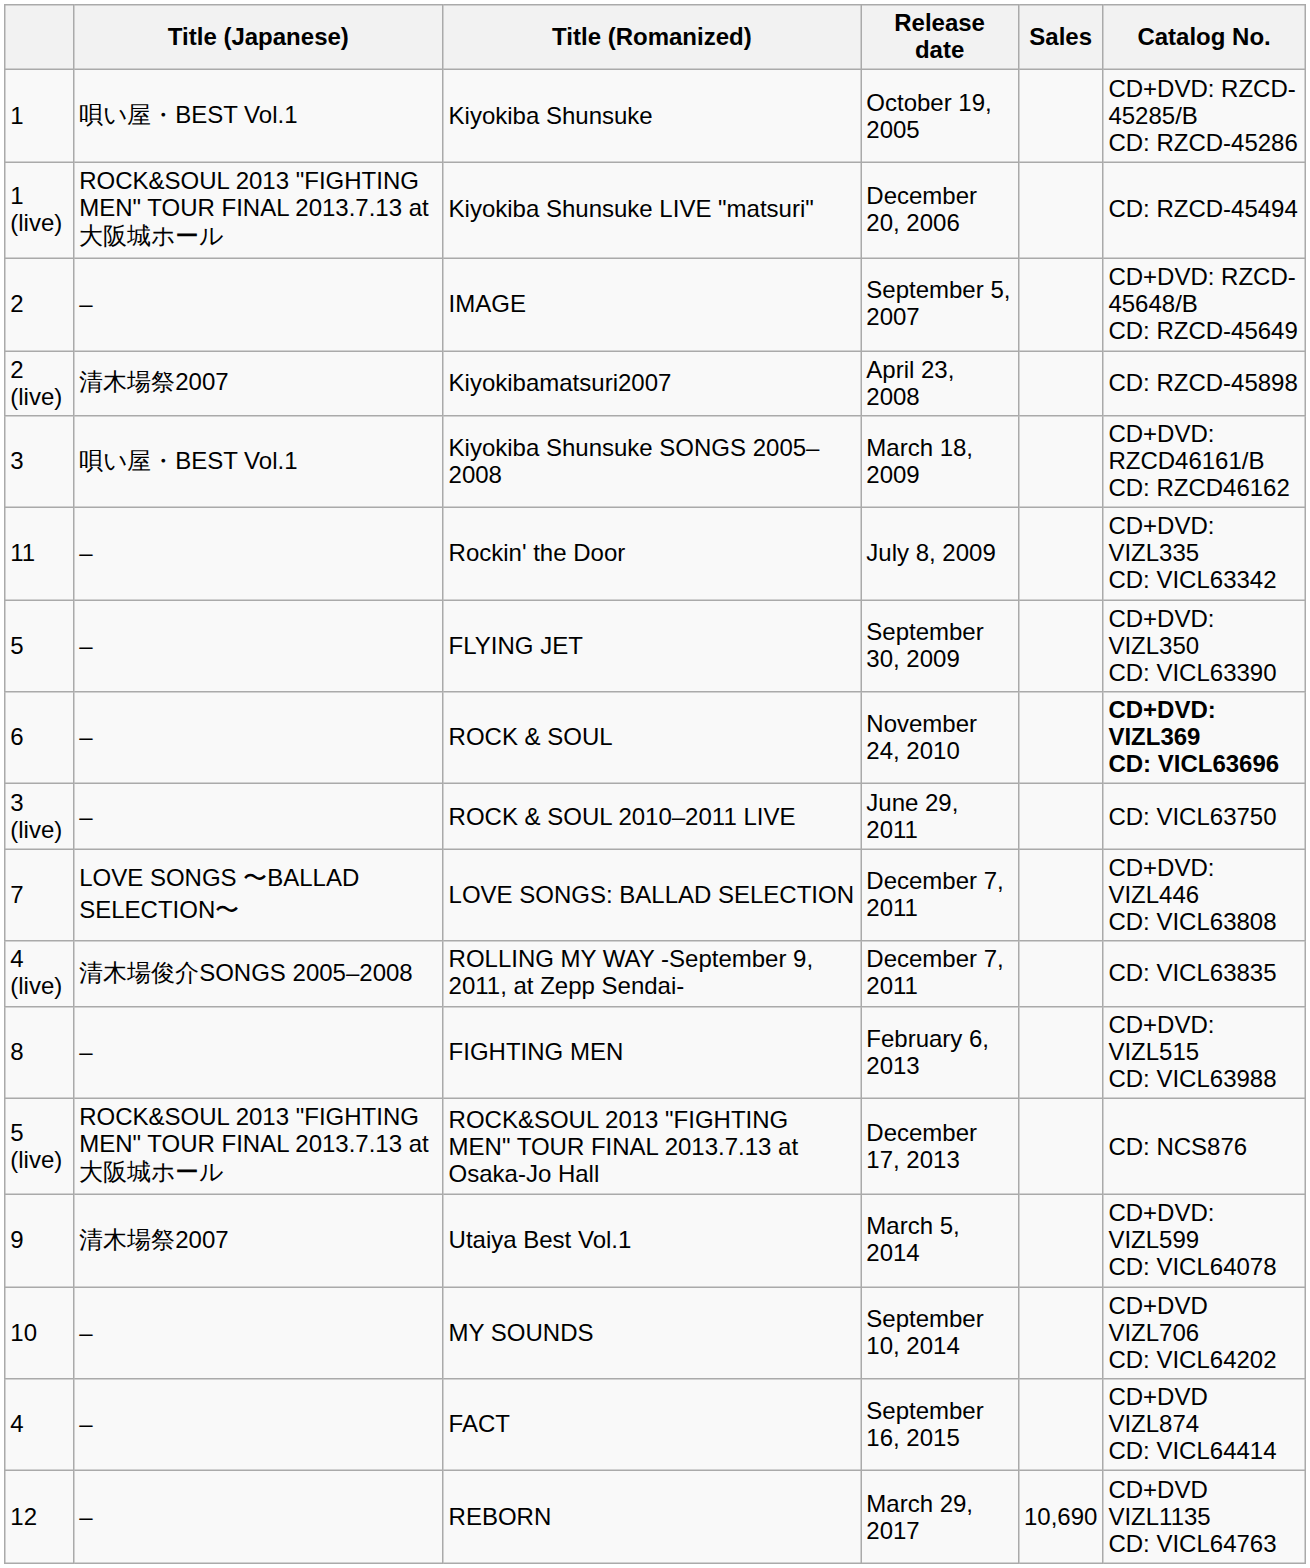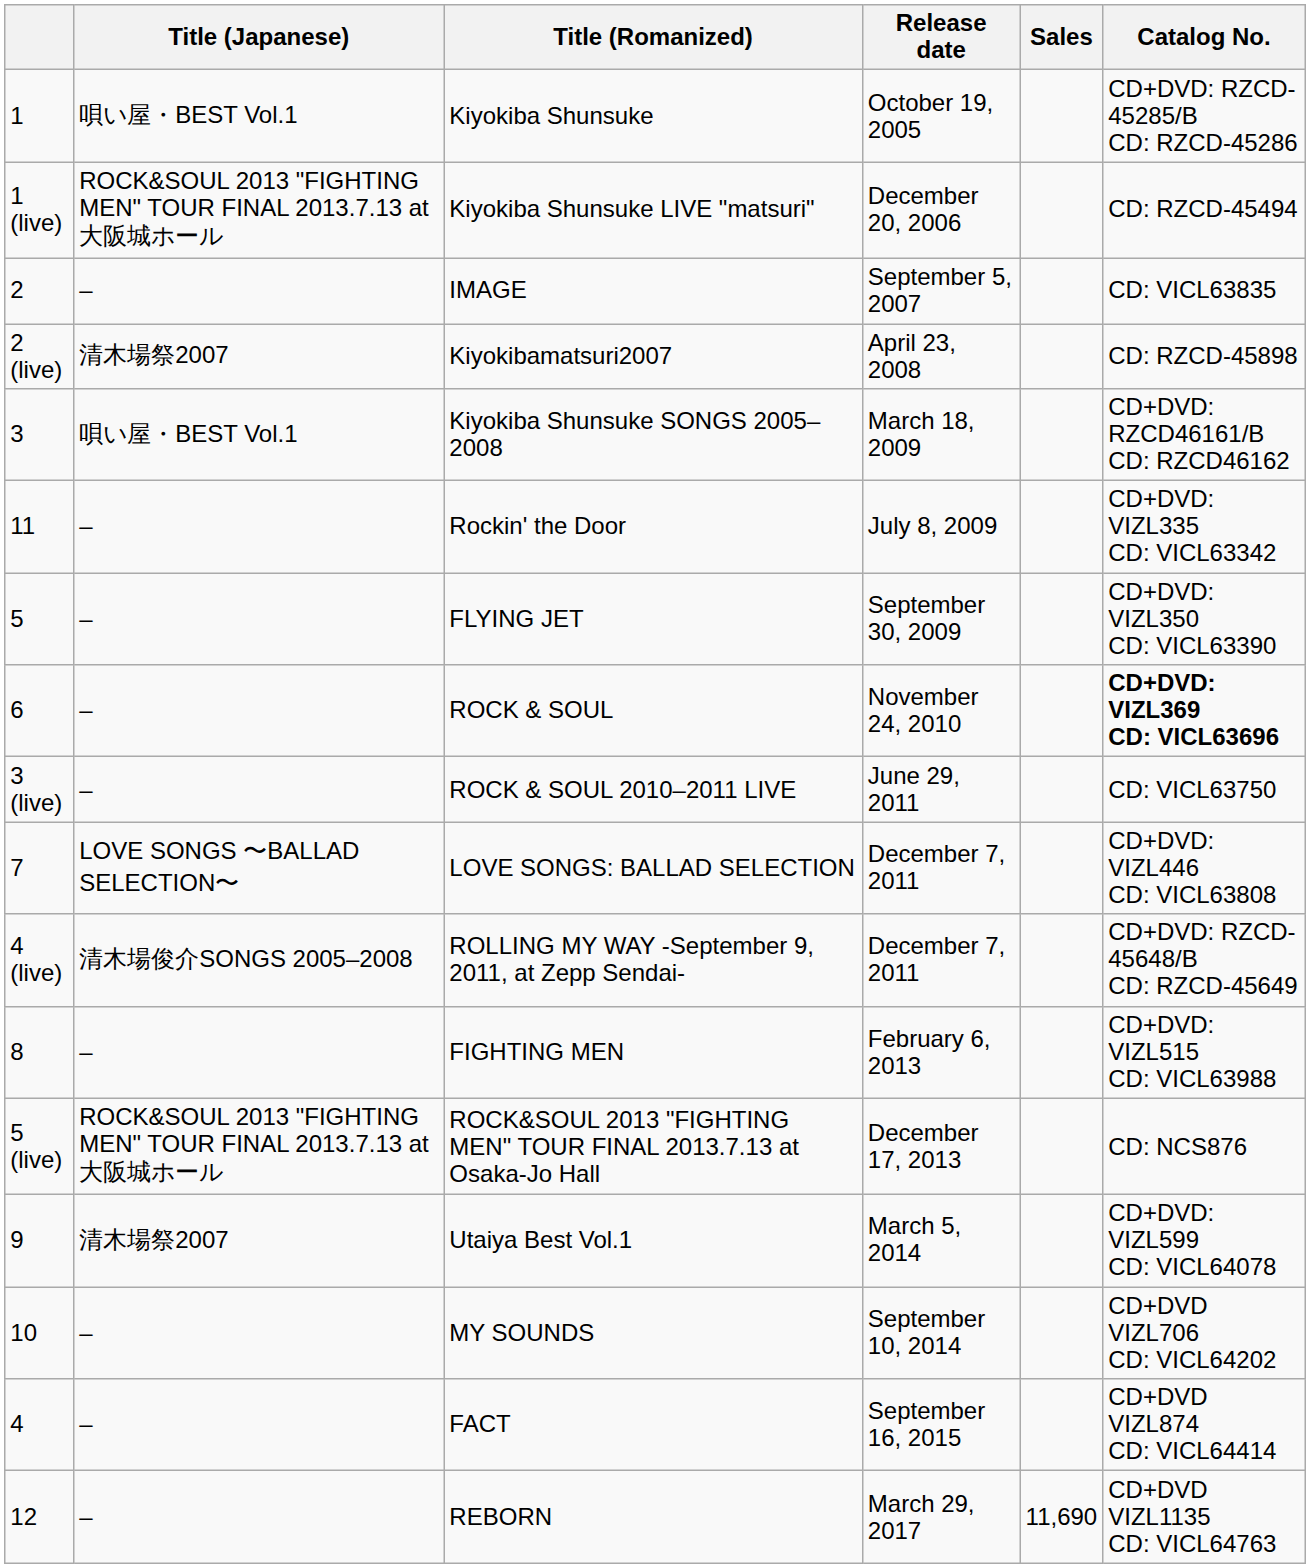(1203, 304) CD+DVD: RZCD-45648/B CD: RZCD-45649 -> (1192, 290) CD: VICL63835
(1192, 973) CD: VICL63835 -> (1203, 959) CD+DVD: RZCD-45648/B CD: RZCD-45649
(1061, 1516) 10,690 -> (1061, 1516) 11,690
